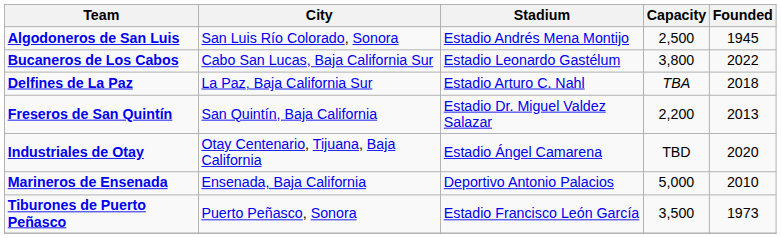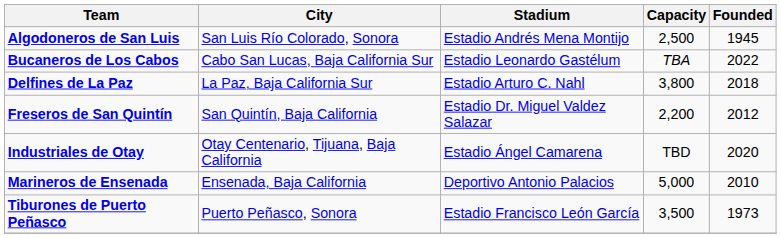(676, 60) 3,800 -> (676, 60) TBA
(676, 83) TBA -> (676, 83) 3,800
(743, 114) 2013 -> (743, 114) 2012
